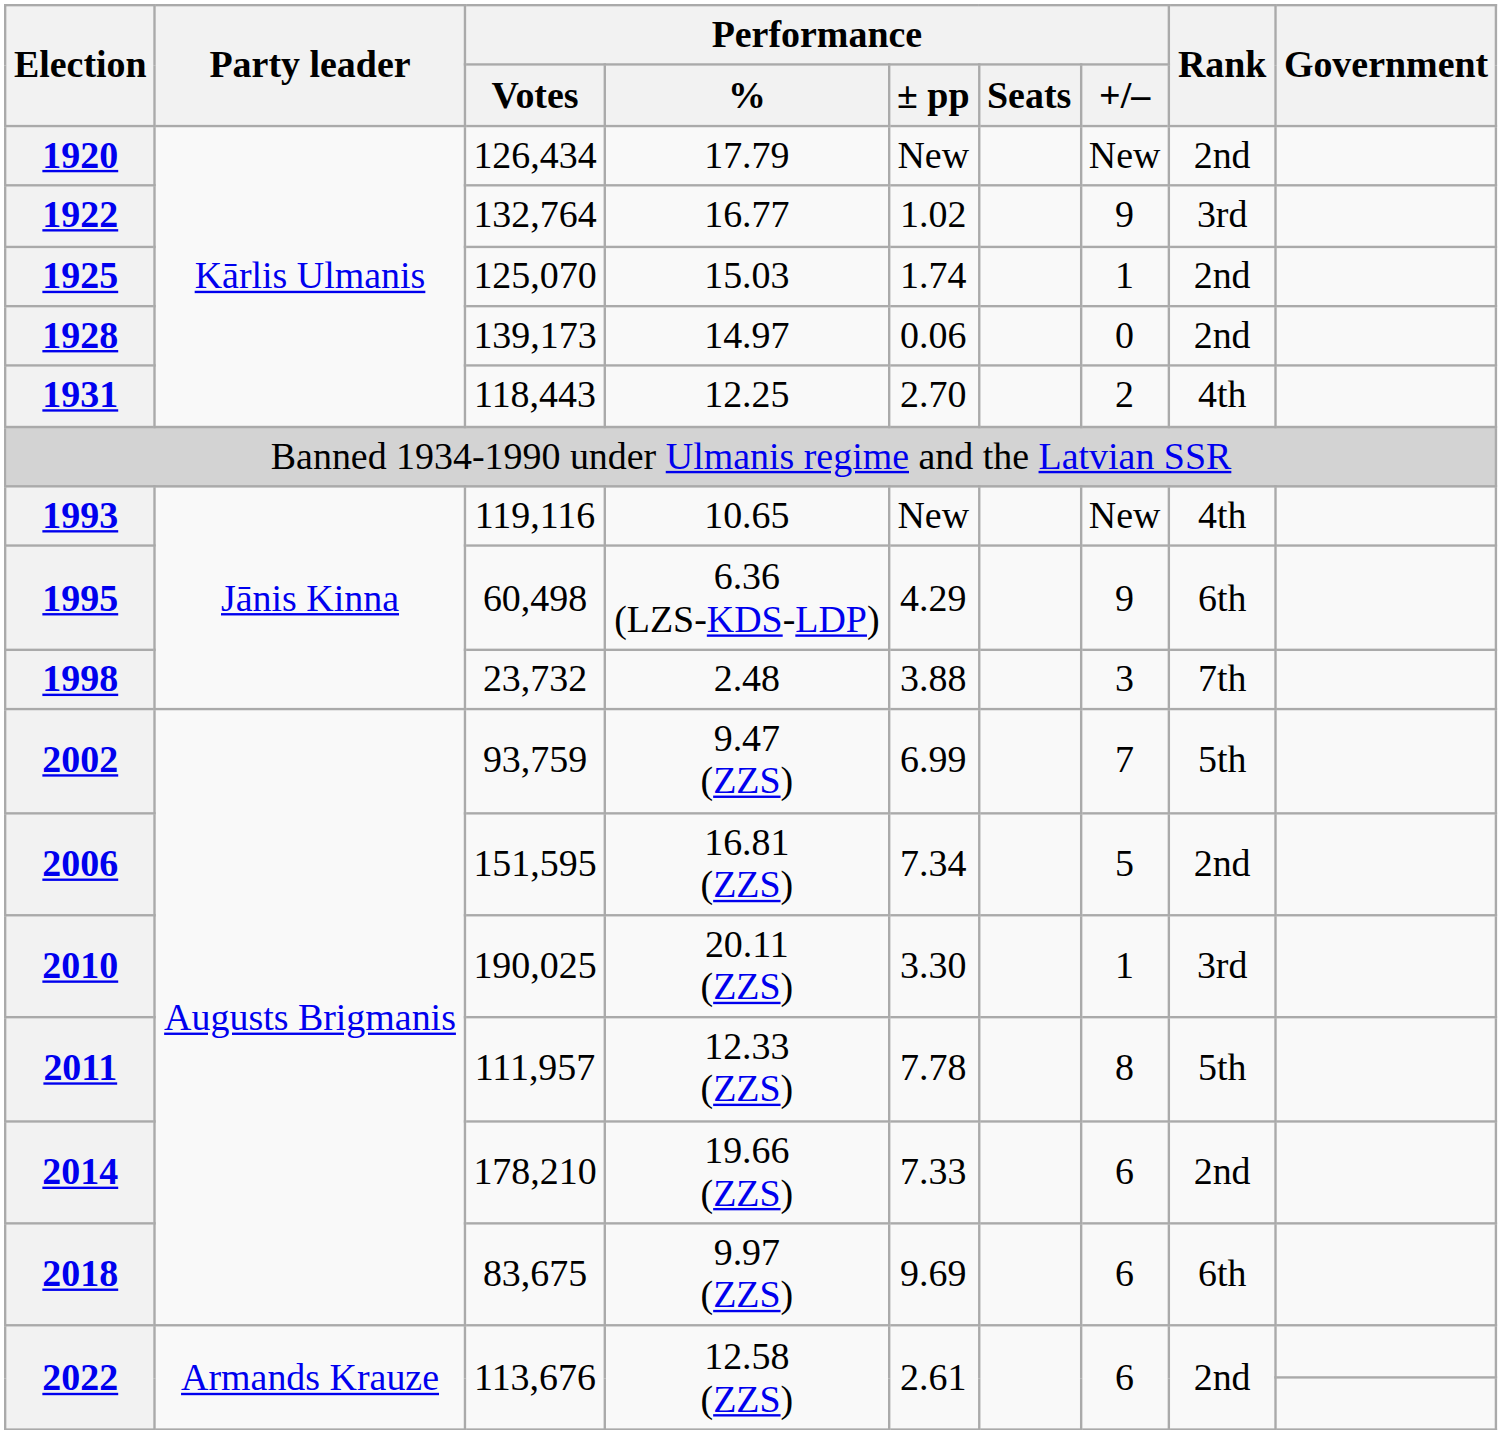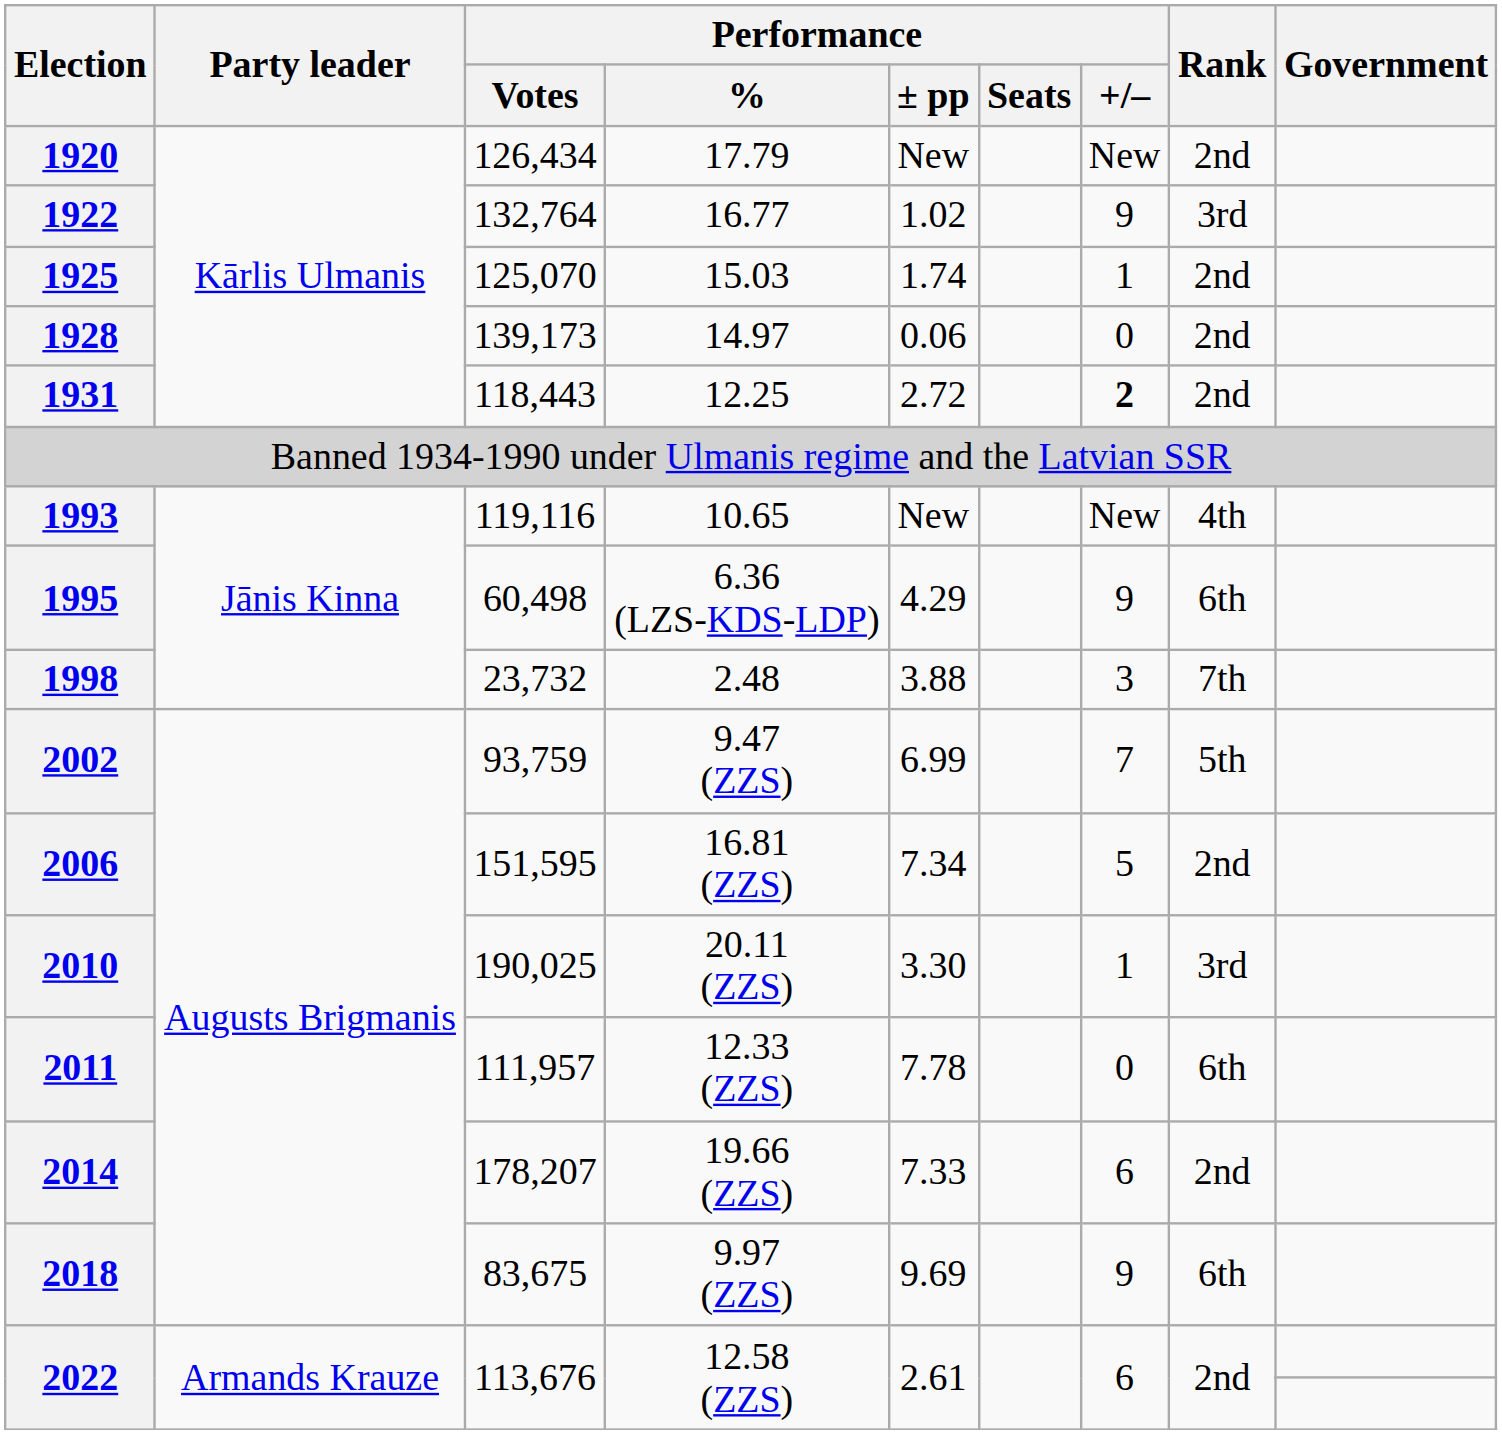(933, 395) 2.70 -> (933, 395) 2.72
(1125, 395) normal -> (1125, 395) bold
(1222, 395) 4th -> (1222, 395) 2nd
(1125, 1068) 8 -> (1125, 1068) 0
(1222, 1068) 5th -> (1222, 1068) 6th
(535, 1171) 178,210 -> (535, 1171) 178,207
(1125, 1274) 6 -> (1125, 1274) 9
